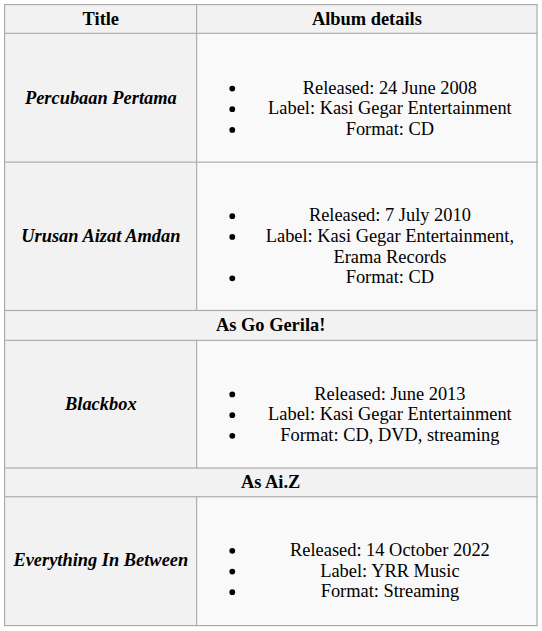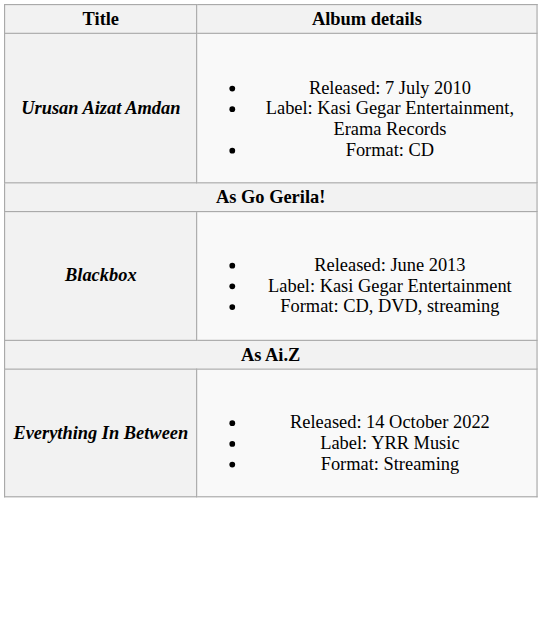- row: (101, 97)
